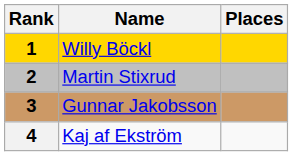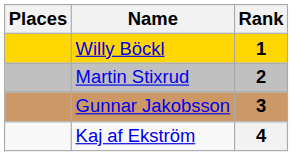columns swapped: (31, 19) <-> (254, 19)
